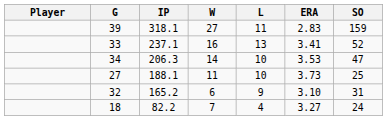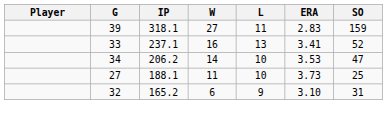(164, 60) 206.3 -> (164, 60) 206.2
- row: (115, 108)
